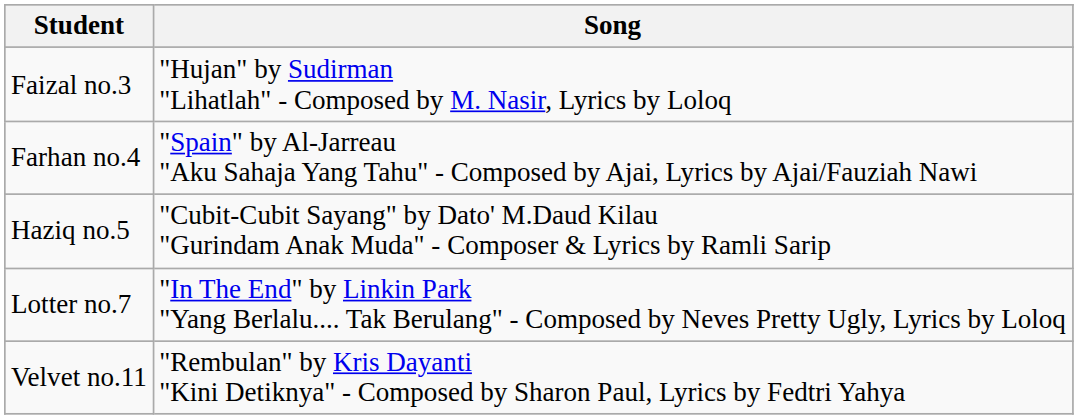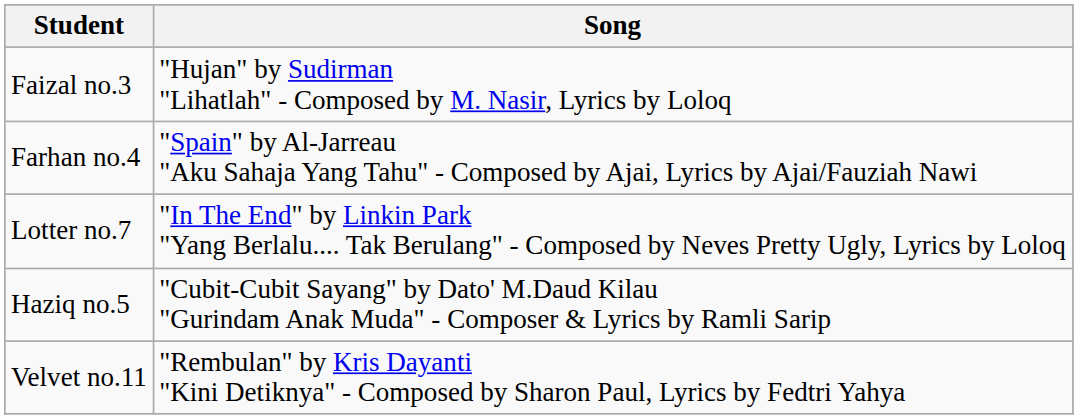rows swapped: (71, 303) <-> (70, 230)
